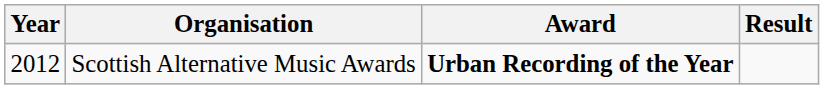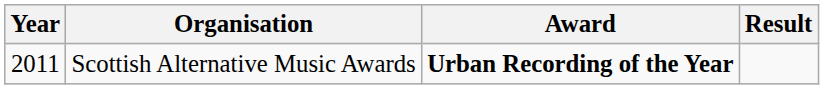(35, 63) 2012 -> (35, 63) 2011
